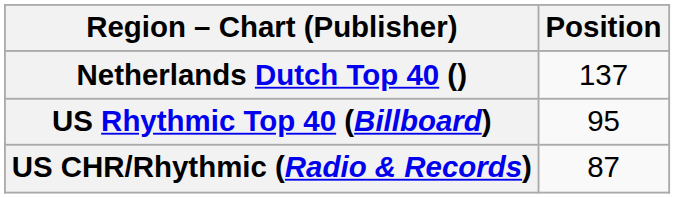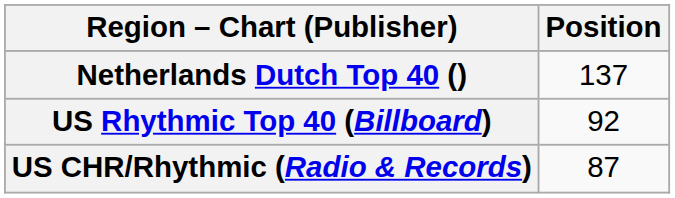(604, 121) 95 -> (604, 121) 92
